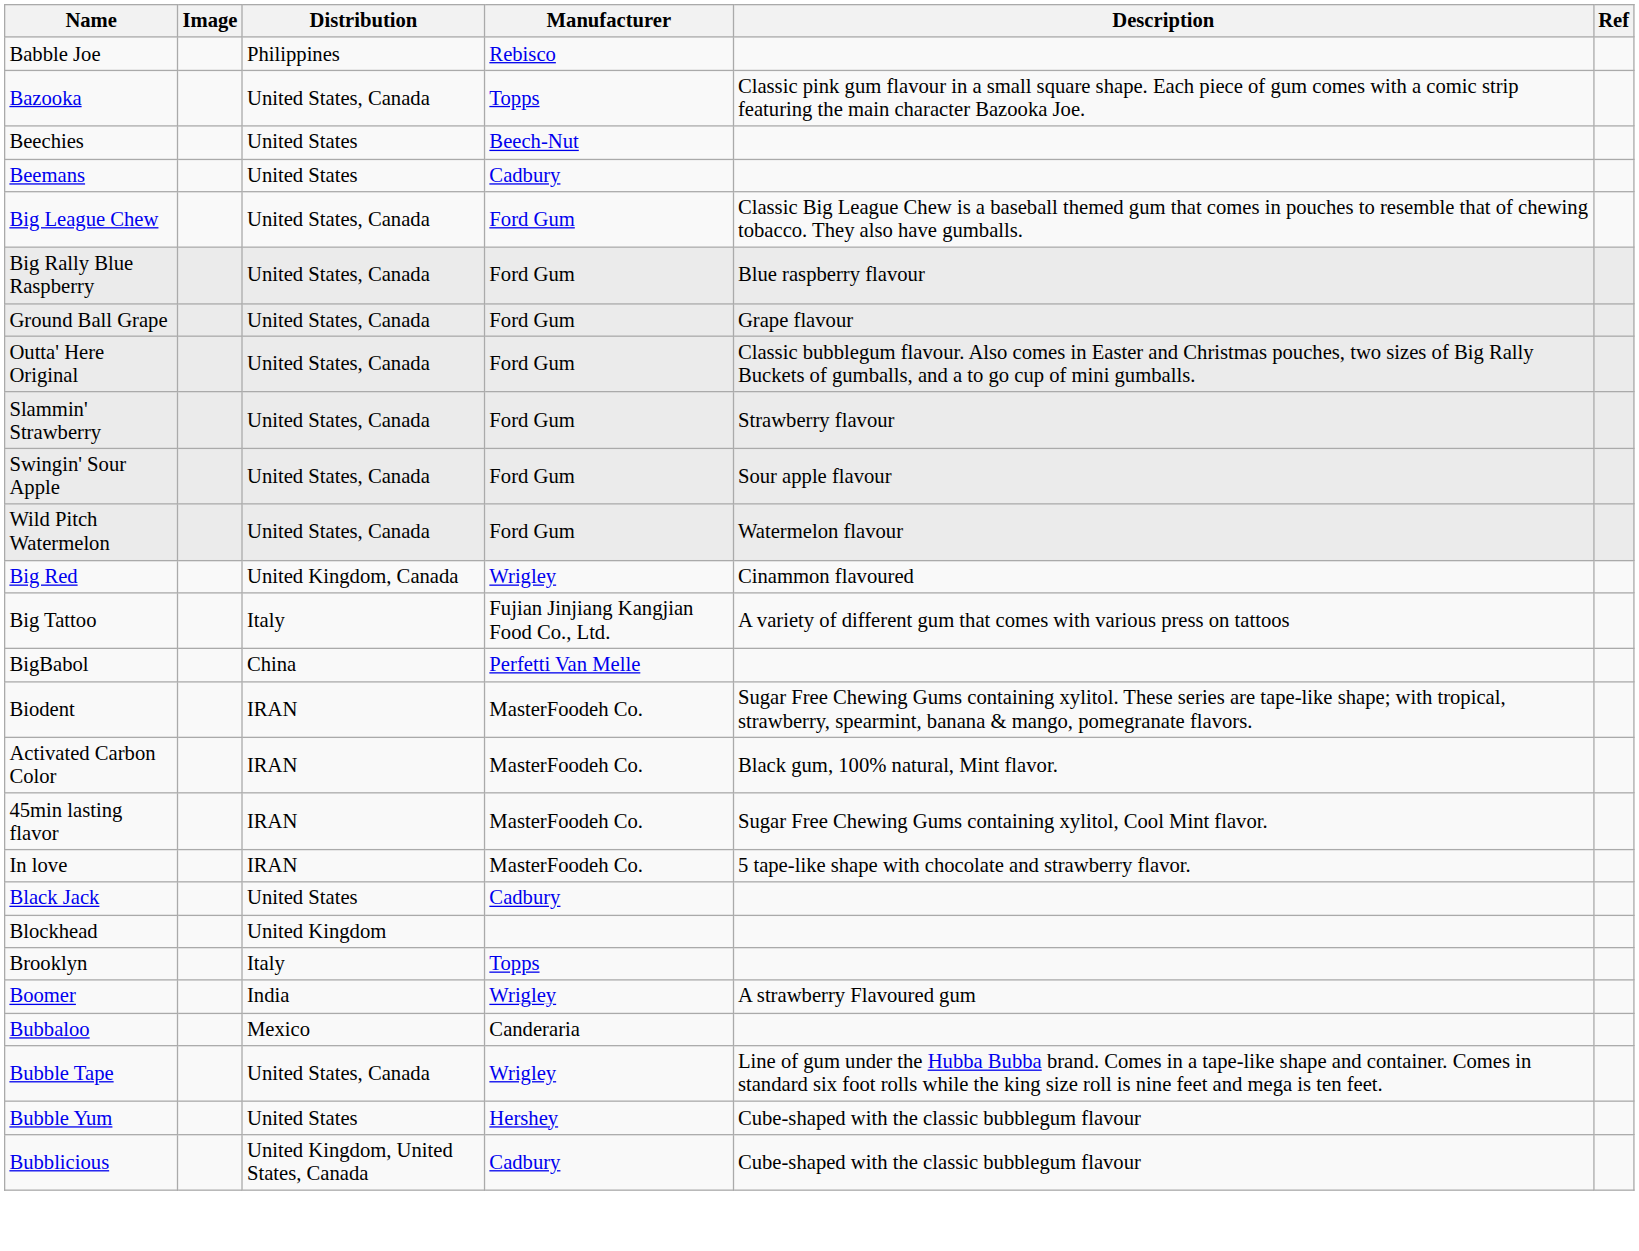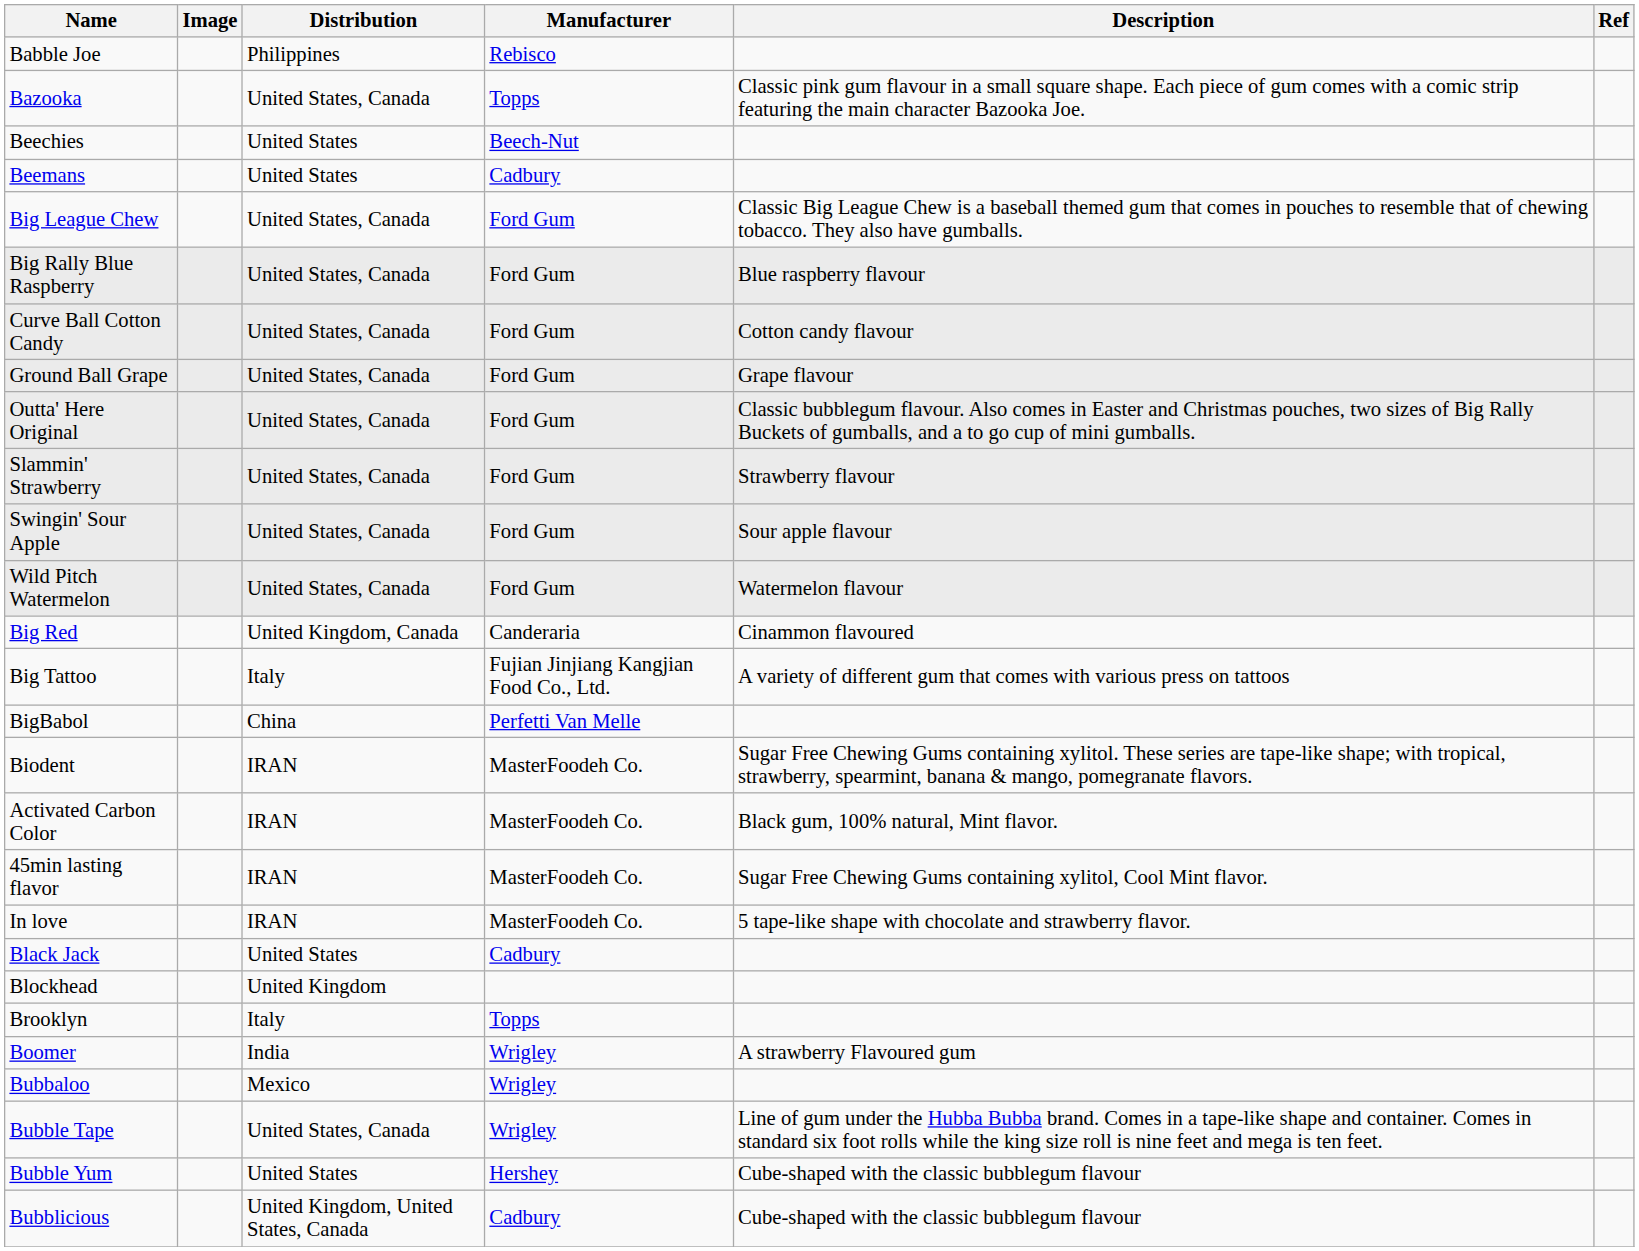+ row: (85, 331)
(523, 576) Wrigley -> (535, 632) Canderaria
(535, 1029) Canderaria -> (523, 1085) Wrigley
